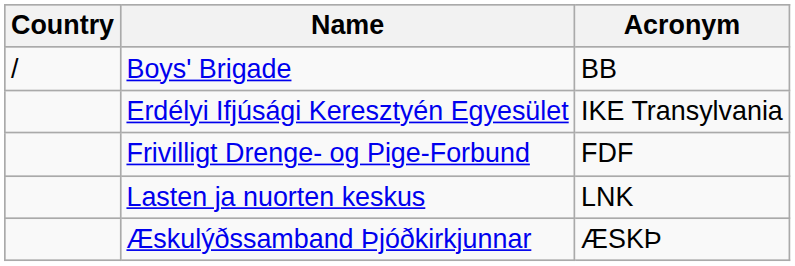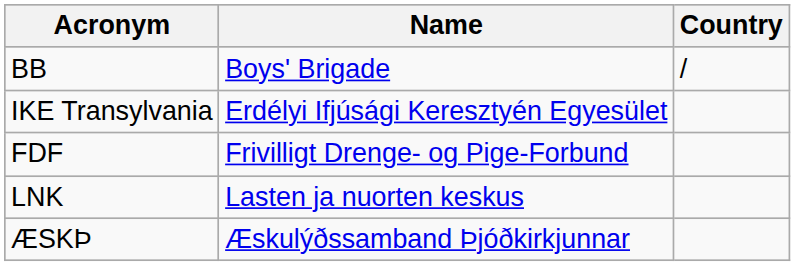columns swapped: (63, 25) <-> (682, 25)
